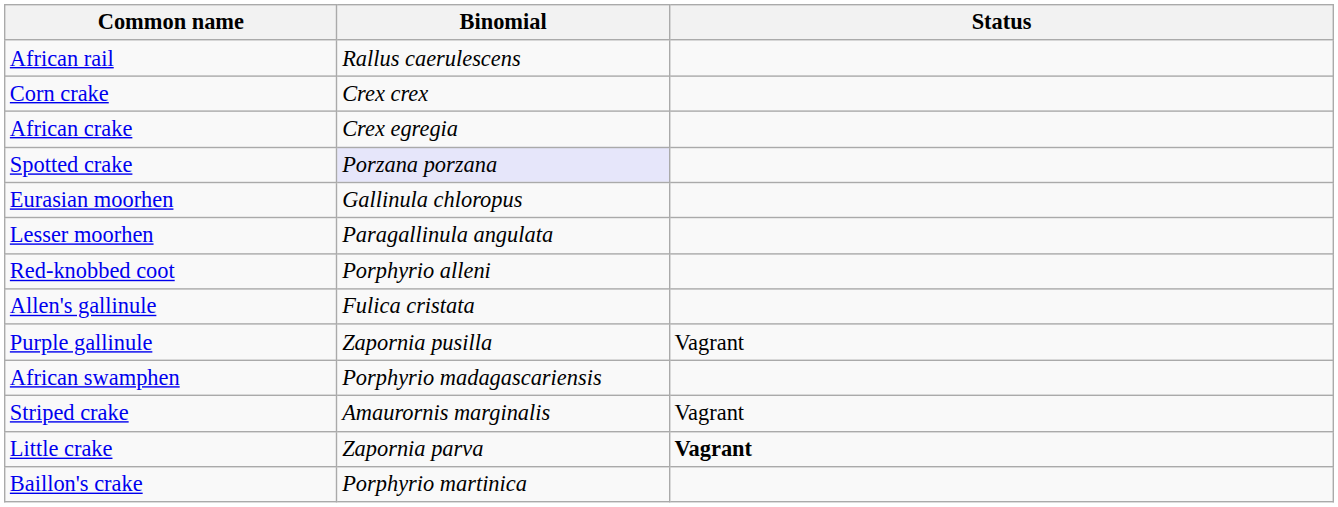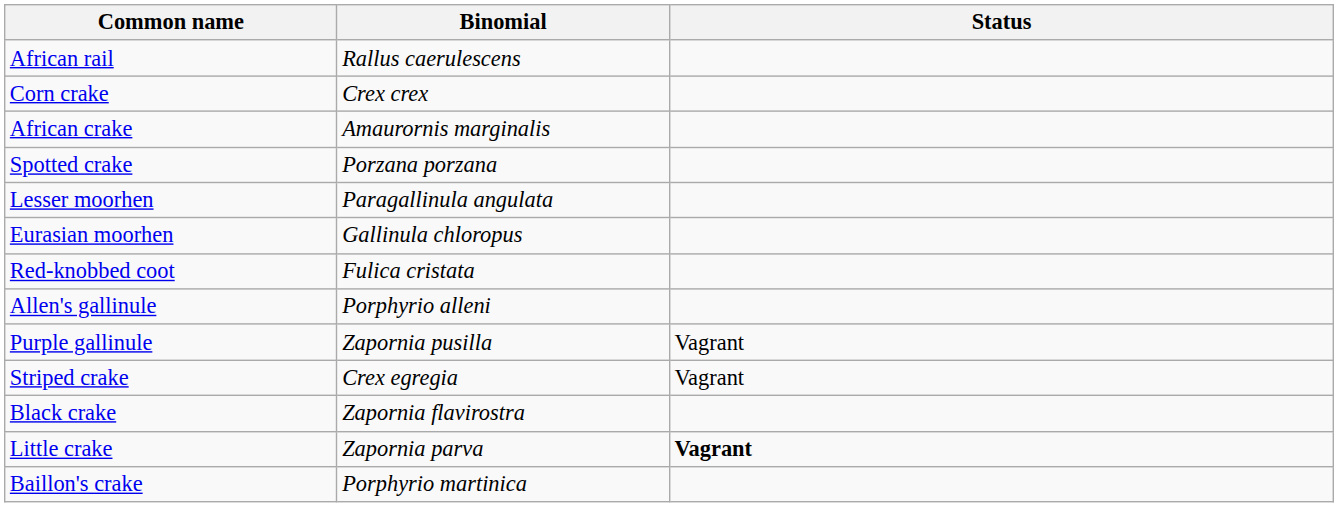(400, 128) Crex egregia -> (446, 128) Amaurornis marginalis
(420, 164) lavender background -> (420, 164) no background
rows swapped: (82, 235) <-> (92, 199)
(416, 270) Porphyrio alleni -> (408, 270) Fulica cristata
(408, 306) Fulica cristata -> (416, 306) Porphyrio alleni
- row: (95, 377)
(446, 413) Amaurornis marginalis -> (400, 377) Crex egregia
+ row: (63, 413)
